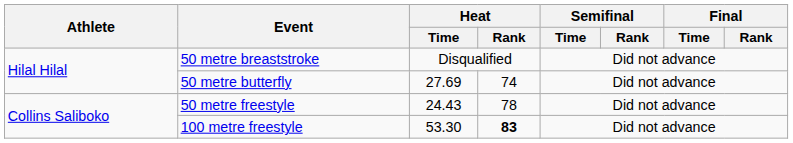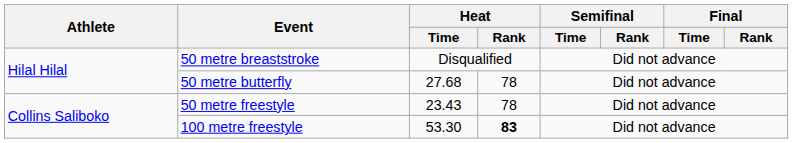(444, 82) 27.69 -> (444, 82) 27.68
(509, 82) 74 -> (509, 82) 78
(444, 105) 24.43 -> (444, 105) 23.43
